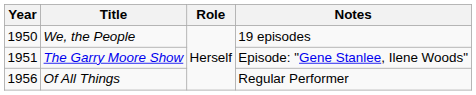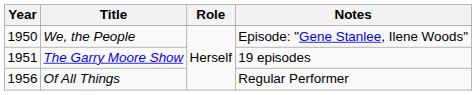(274, 36) 19 episodes -> (353, 36) Episode: "Gene Stanlee, Ilene Woods"
(353, 57) Episode: "Gene Stanlee, Ilene Woods" -> (274, 57) 19 episodes
